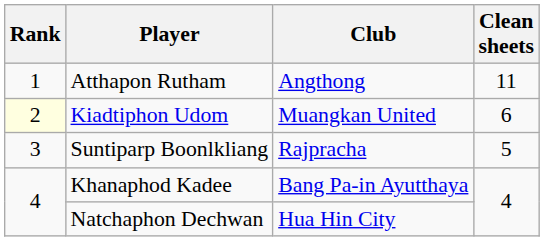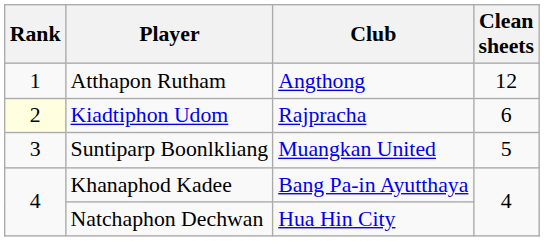(506, 80) 11 -> (506, 80) 12
(357, 115) Muangkan United -> (322, 115) Rajpracha
(322, 149) Rajpracha -> (357, 149) Muangkan United
